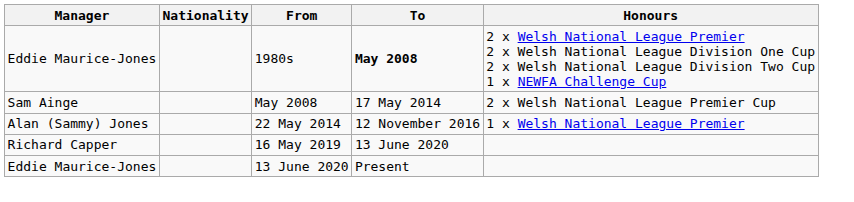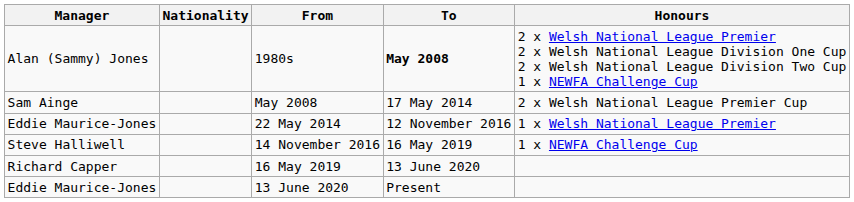(82, 59) Eddie Maurice-Jones -> (78, 59) Alan (Sammy) Jones
(78, 124) Alan (Sammy) Jones -> (82, 124) Eddie Maurice-Jones
+ row: (317, 145)
